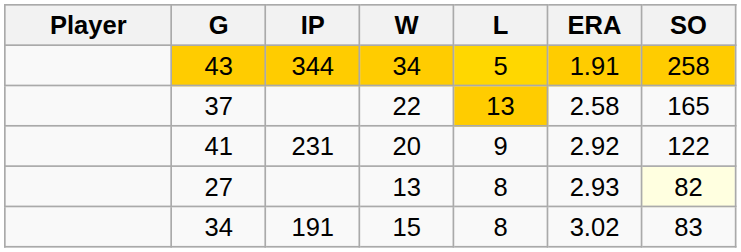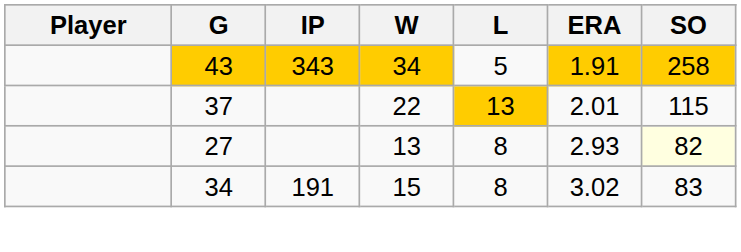(313, 66) 344 -> (313, 66) 343
(501, 66) gold background -> (501, 66) no background
(594, 106) 2.58 -> (594, 106) 2.01
(688, 106) 165 -> (688, 106) 115
- row: (219, 147)
